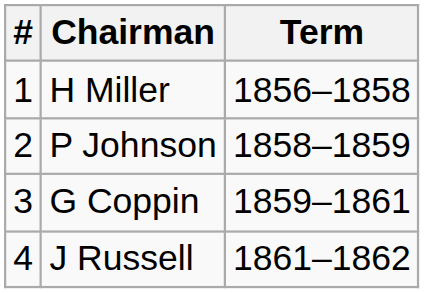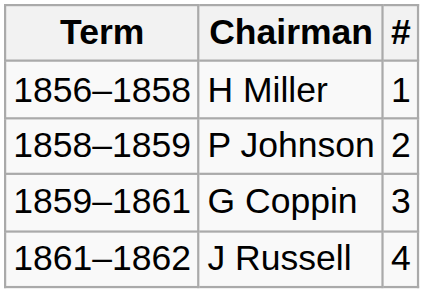columns swapped: (23, 32) <-> (322, 32)
